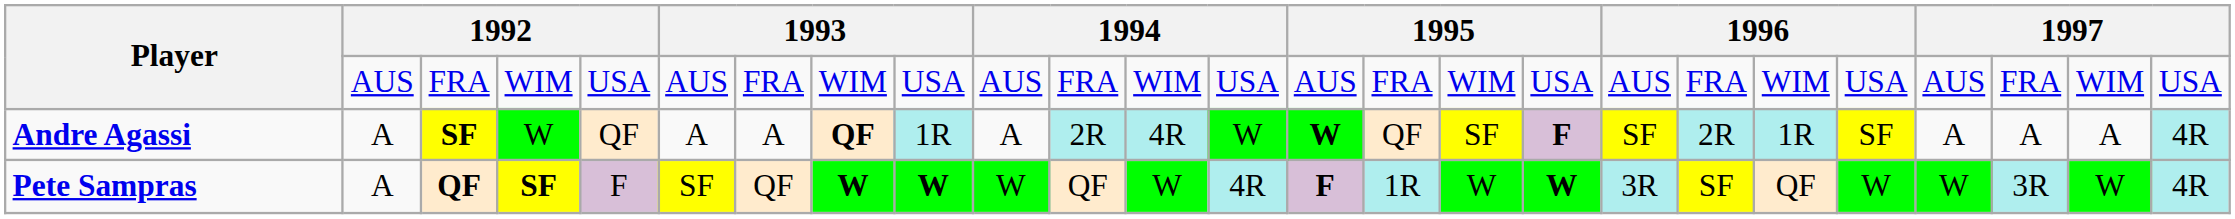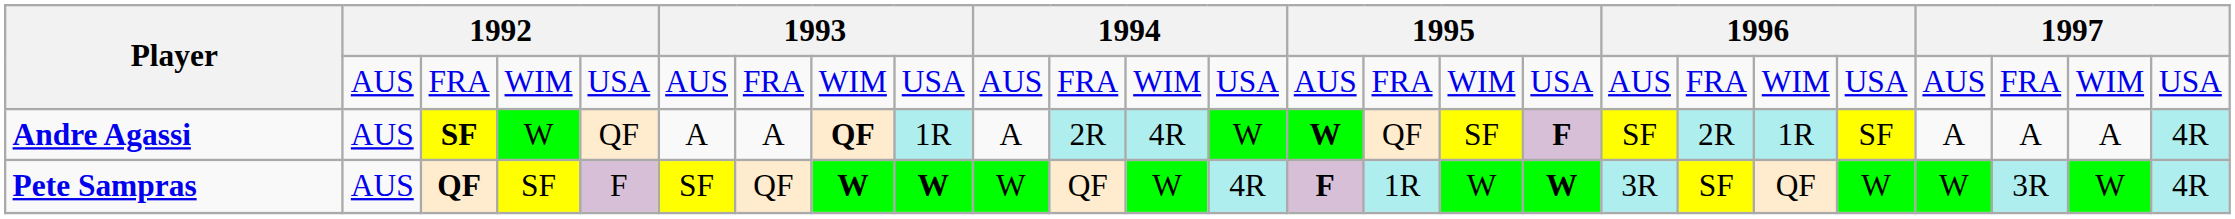(382, 133) A -> (382, 133) AUS
(382, 185) A -> (382, 185) AUS
(539, 185) bold -> (539, 185) normal
